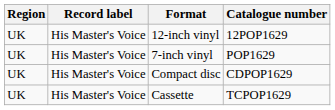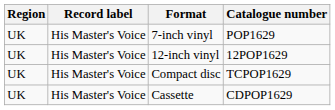rows swapped: (182, 54) <-> (185, 34)
(259, 74) CDPOP1629 -> (259, 74) TCPOP1629
(259, 94) TCPOP1629 -> (259, 94) CDPOP1629
